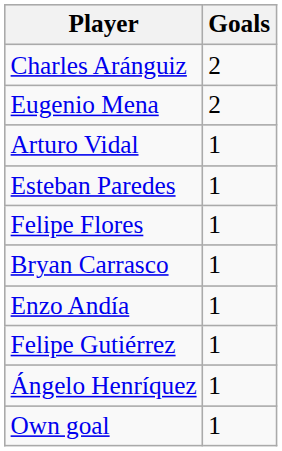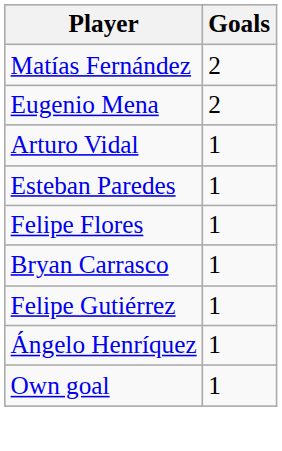- row: (99, 64)
+ row: (101, 64)
- row: (70, 305)
